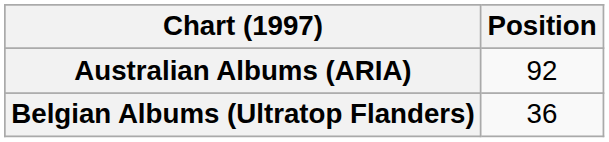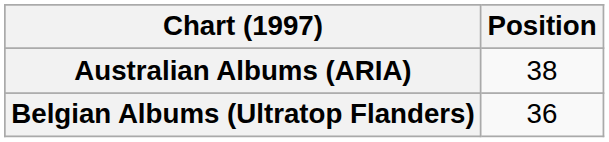(542, 70) 92 -> (542, 70) 38
